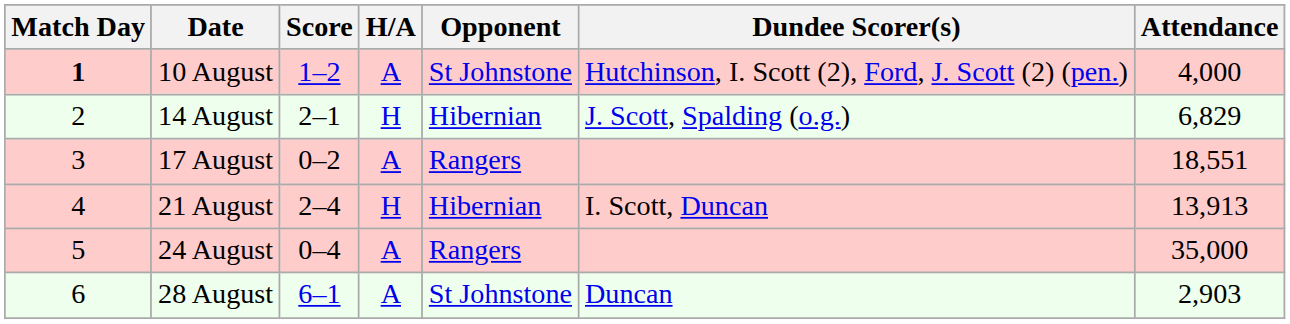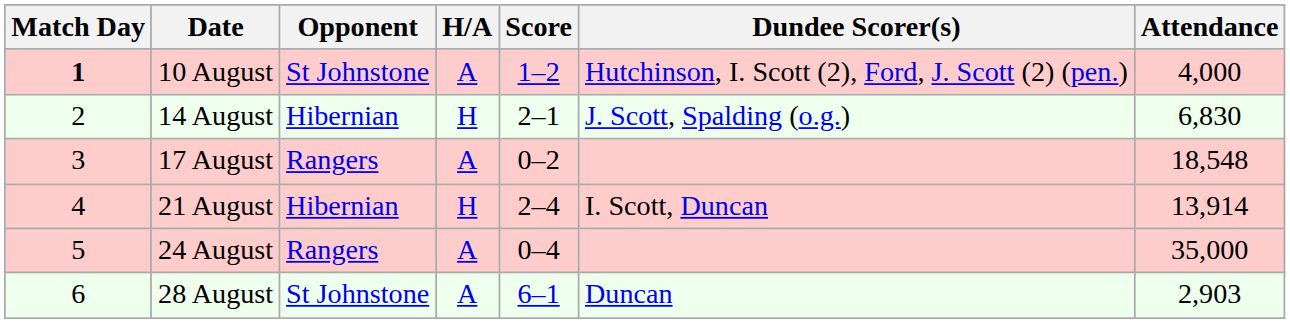columns swapped: (500, 26) <-> (319, 26)
(1210, 116) 6,829 -> (1210, 116) 6,830
(1210, 160) 18,551 -> (1210, 160) 18,548
(1210, 205) 13,913 -> (1210, 205) 13,914
